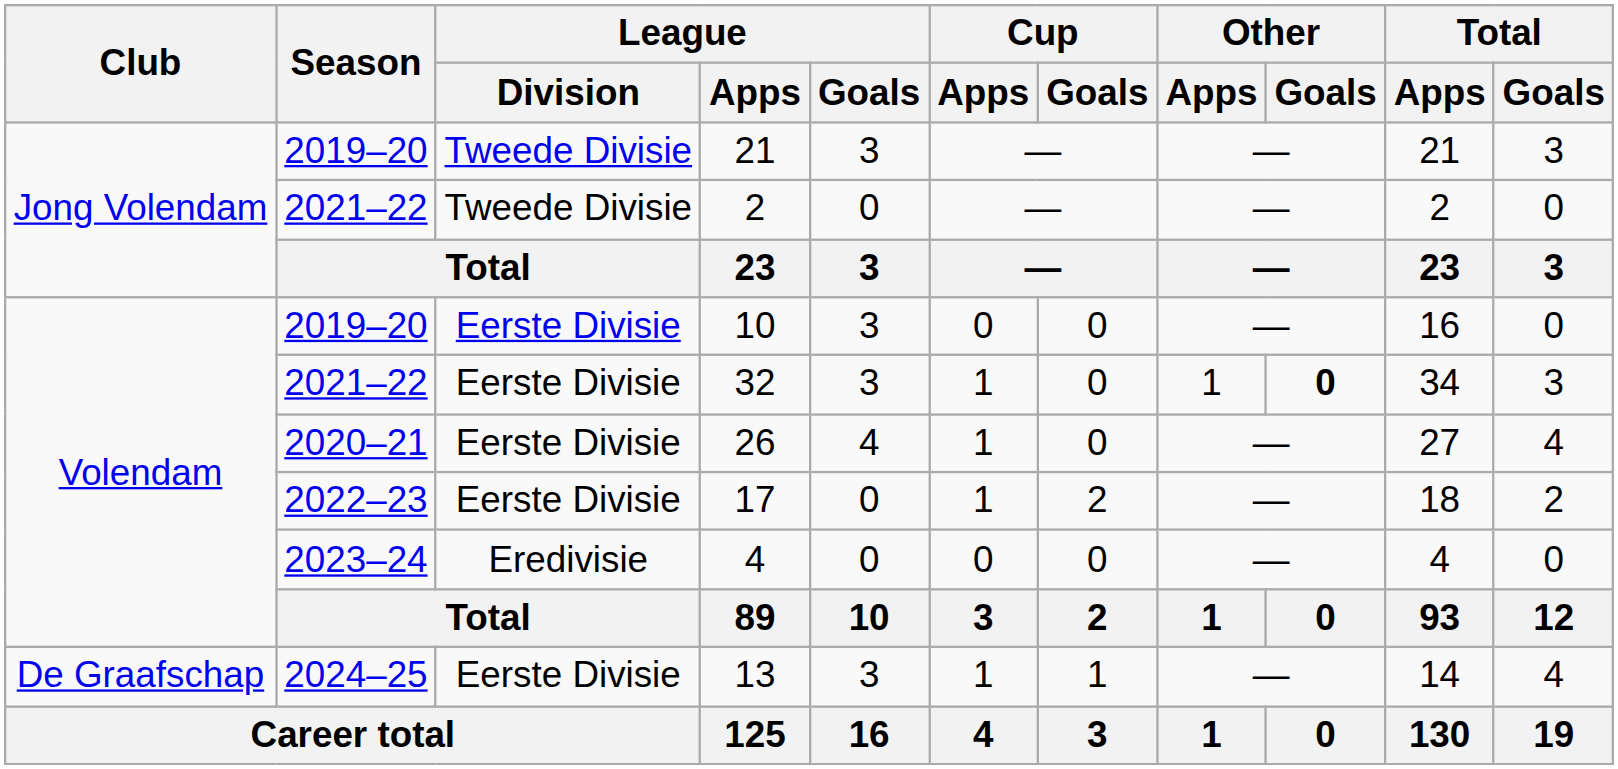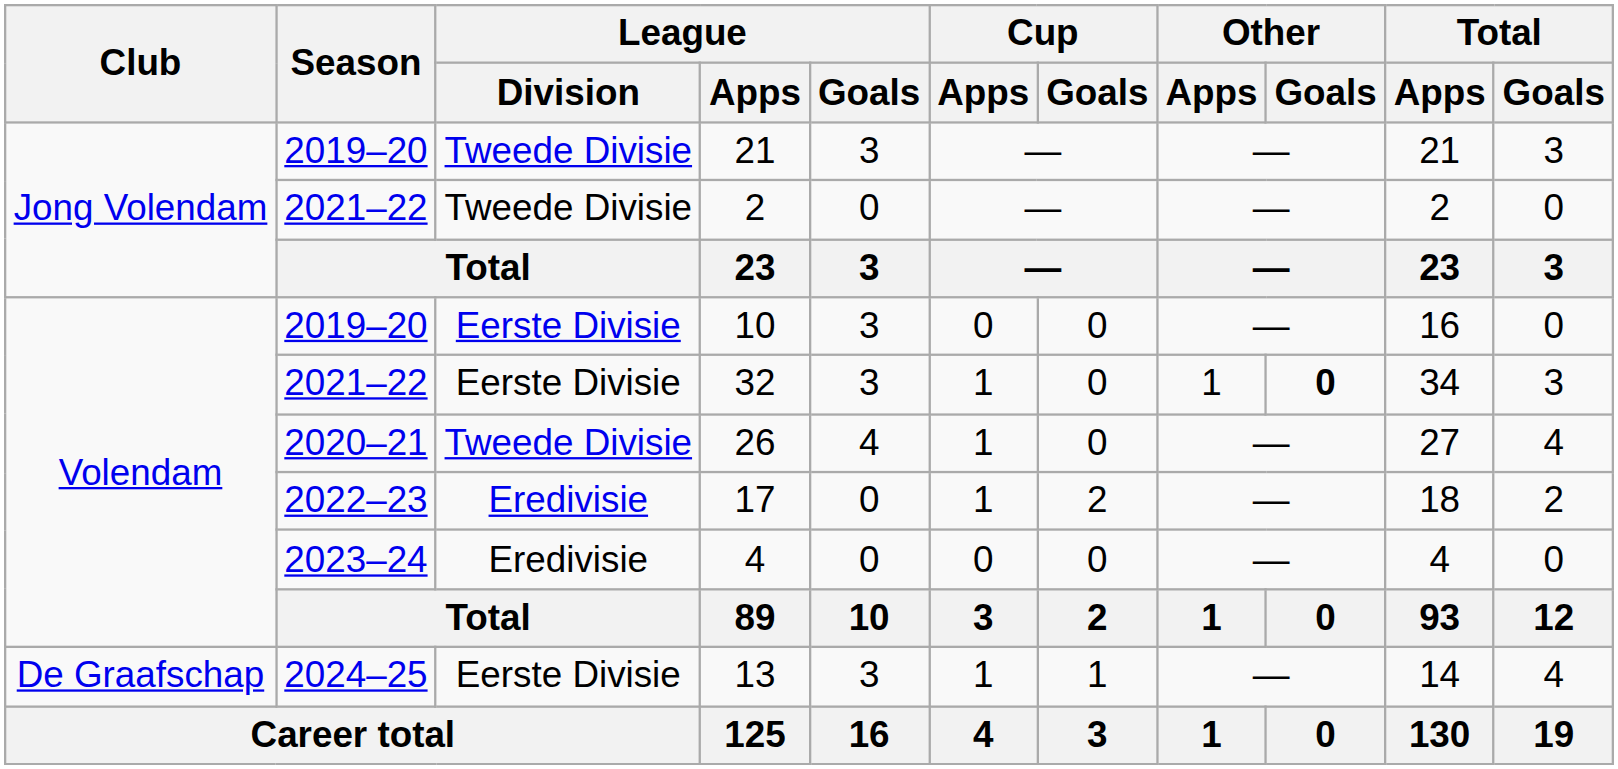(568, 442) Eerste Divisie -> (568, 442) Tweede Divisie
(568, 500) Eerste Divisie -> (568, 500) Eredivisie
